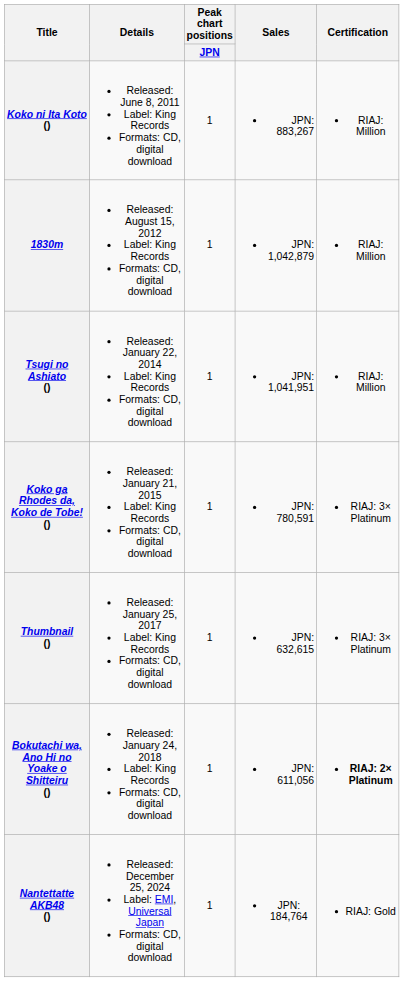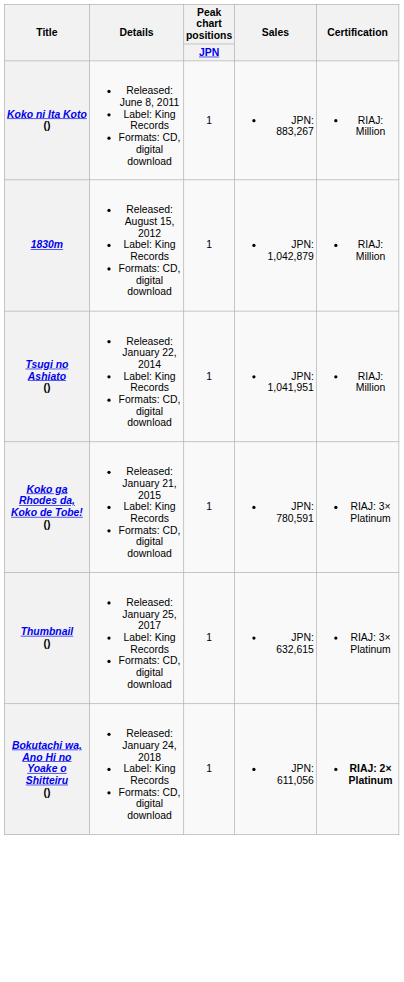- row: (47, 905)
